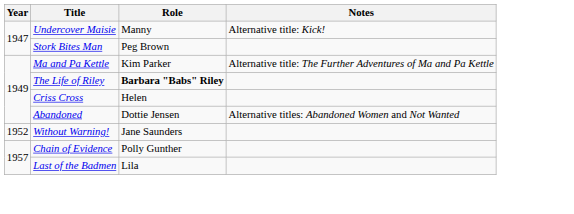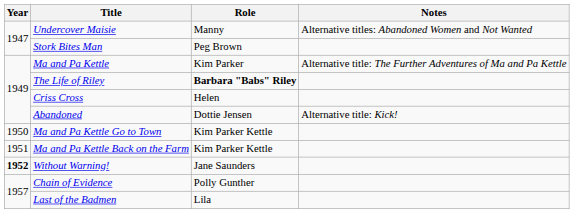(277, 30) Alternative title: Kick! -> (417, 30) Alternative titles: Abandoned Women and Not Wanted
(344, 115) Alternative titles: Abandoned Women and Not Wanted -> (349, 115) Alternative title: Kick!
+ row: (97, 132)
+ row: (111, 149)
(18, 132) normal -> (18, 166) bold
